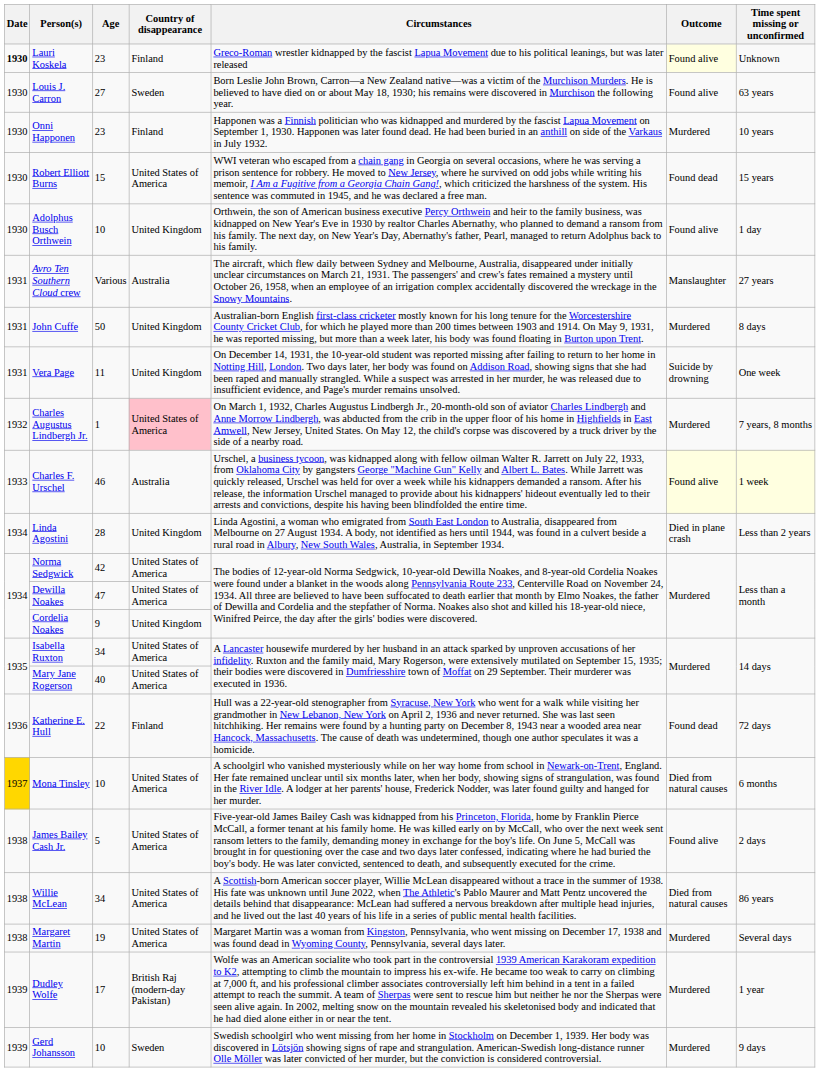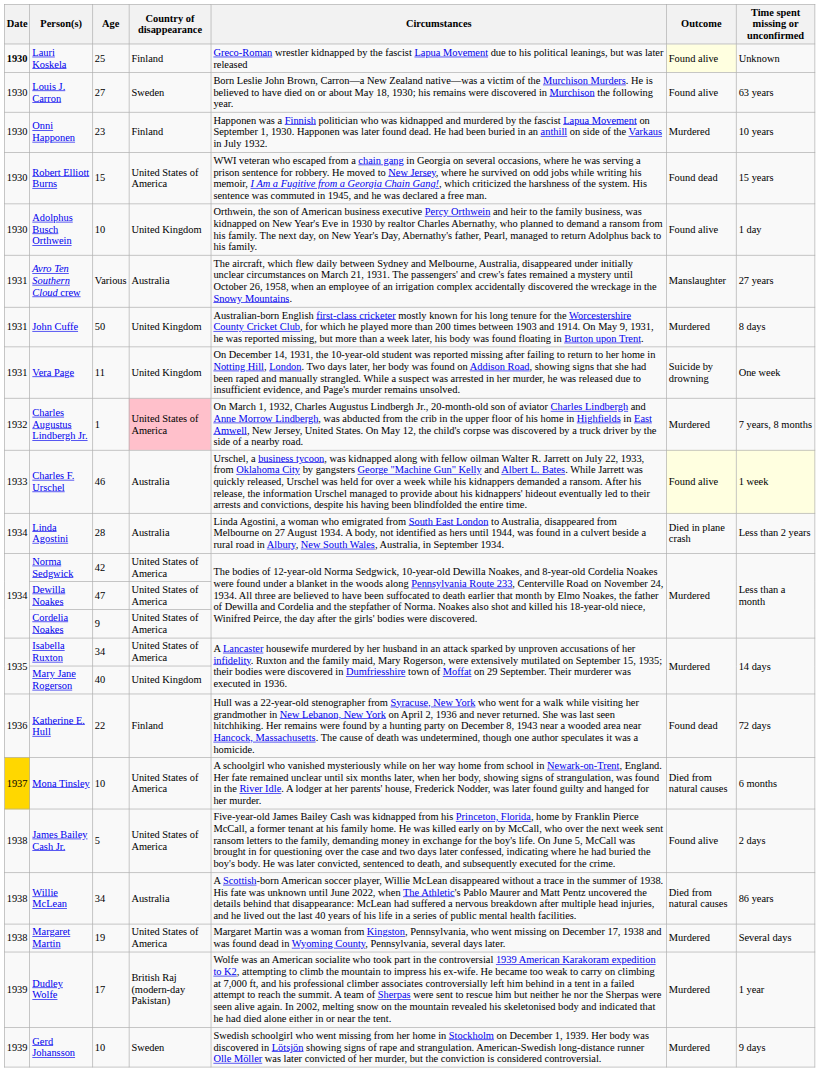(100, 58) 23 -> (100, 58) 25
(166, 533) United Kingdom -> (150, 533) Australia
(166, 623) United Kingdom -> (165, 623) United States of America
(165, 680) United States of America -> (166, 680) United Kingdom
(165, 898) United States of America -> (150, 898) Australia
